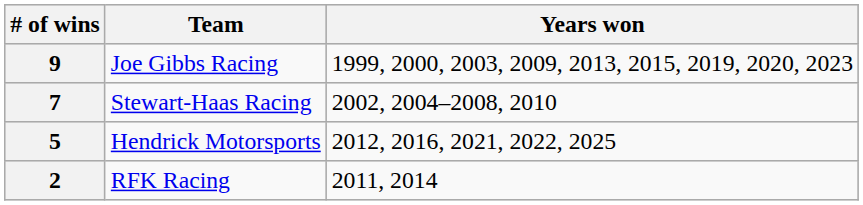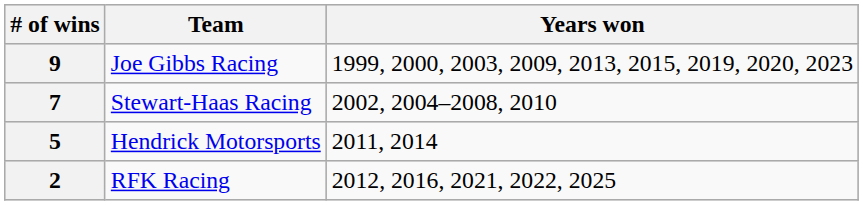(474, 141) 2012, 2016, 2021, 2022, 2025 -> (385, 141) 2011, 2014
(385, 180) 2011, 2014 -> (474, 180) 2012, 2016, 2021, 2022, 2025
